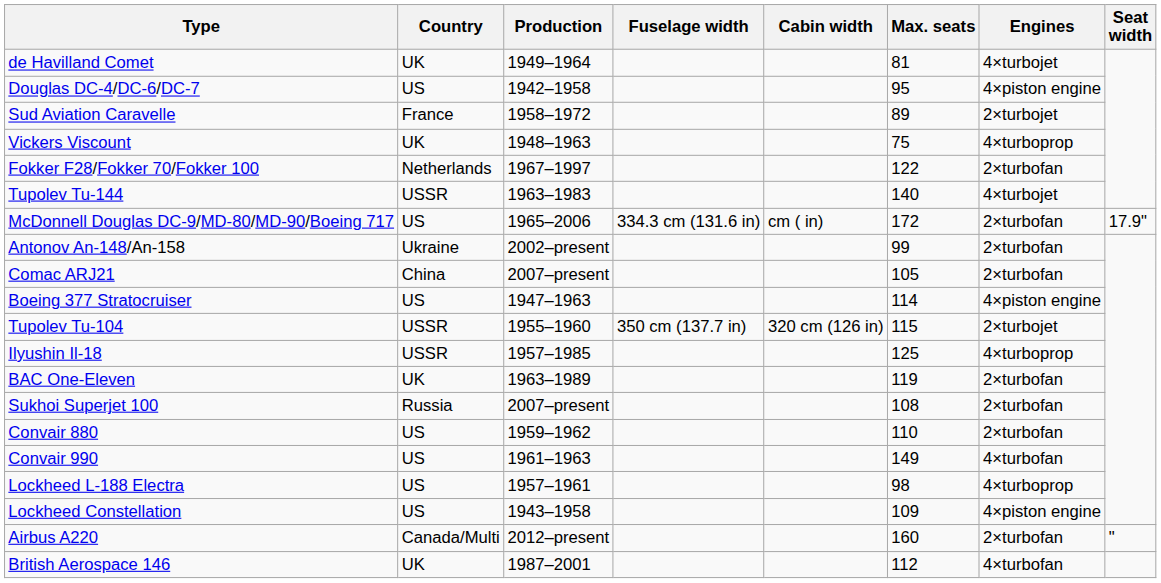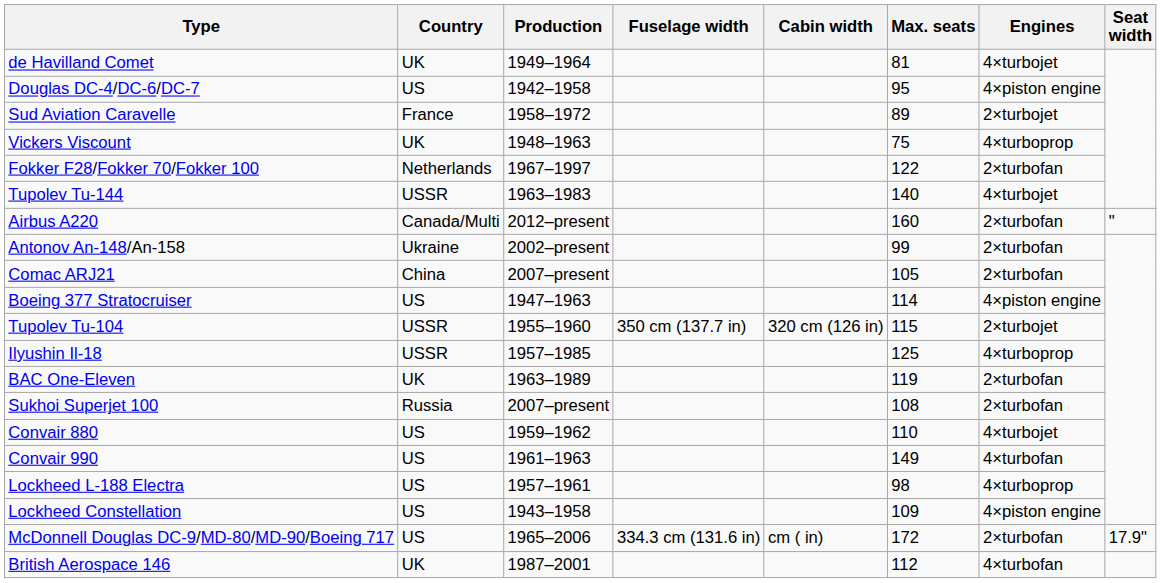rows swapped: (201, 221) <-> (53, 537)
(1023, 432) 2×turbofan -> (1020, 432) 4×turbojet
